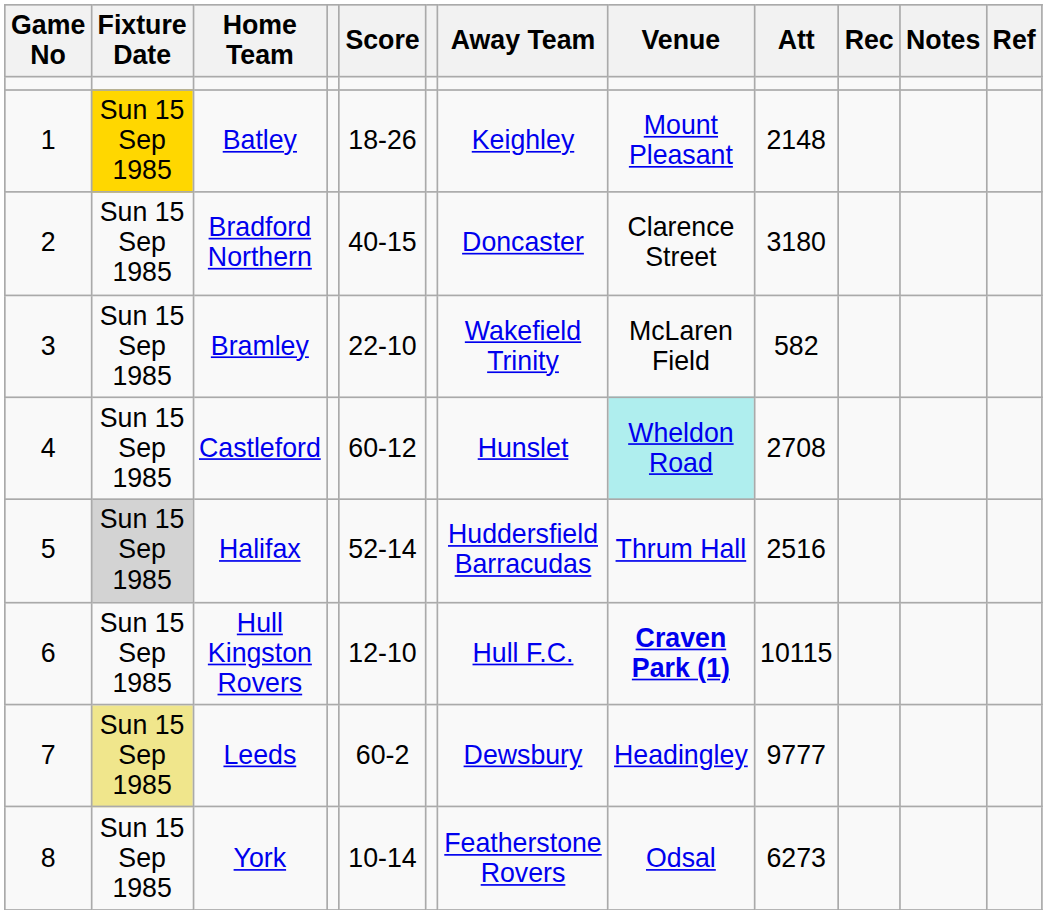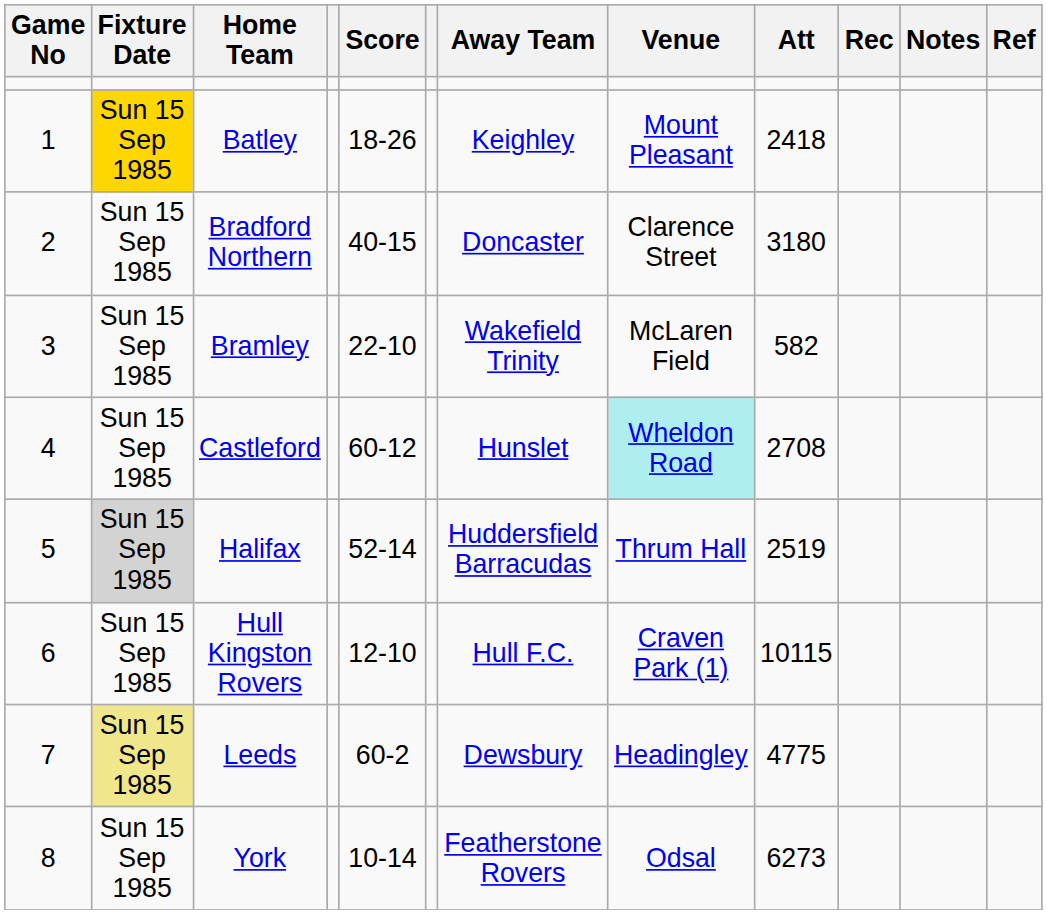(796, 140) 2148 -> (796, 140) 2418
(796, 550) 2516 -> (796, 550) 2519
(681, 652) bold -> (681, 652) normal
(796, 755) 9777 -> (796, 755) 4775
